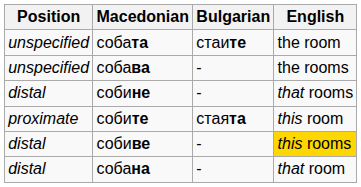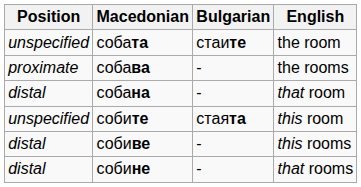(49, 67) unspecified -> (43, 67) proximate
rows swapped: (123, 169) <-> (123, 93)
(43, 118) proximate -> (49, 118) unspecified
(314, 144) gold background -> (314, 144) no background
